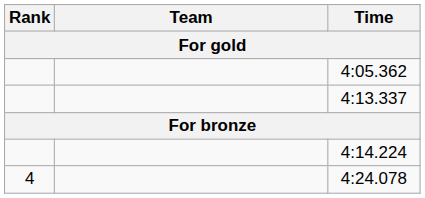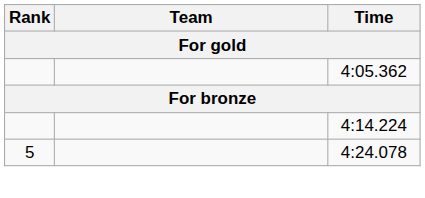- row: (374, 98)
(30, 179) 4 -> (30, 152) 5
